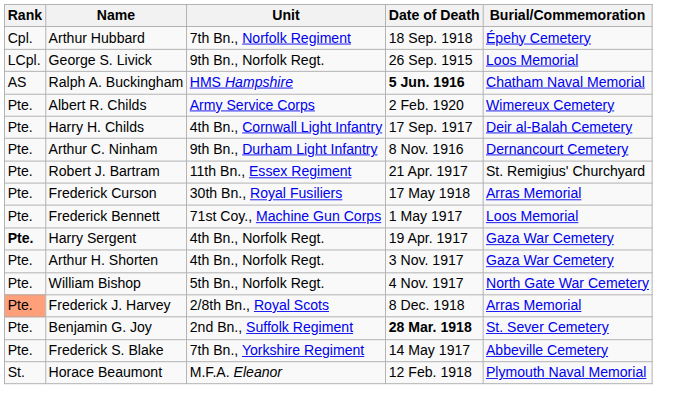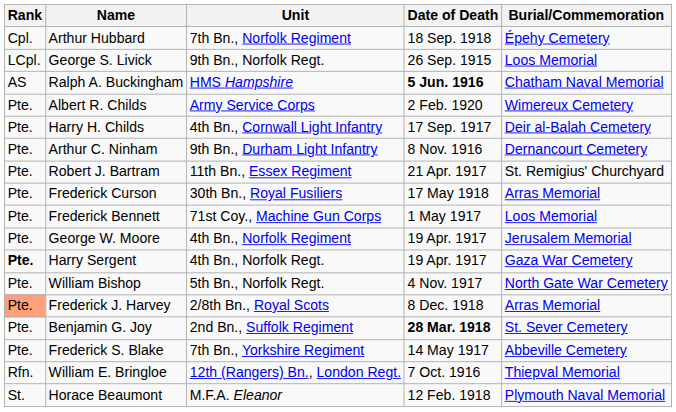+ row: (104, 238)
- row: (103, 261)
+ row: (108, 372)
